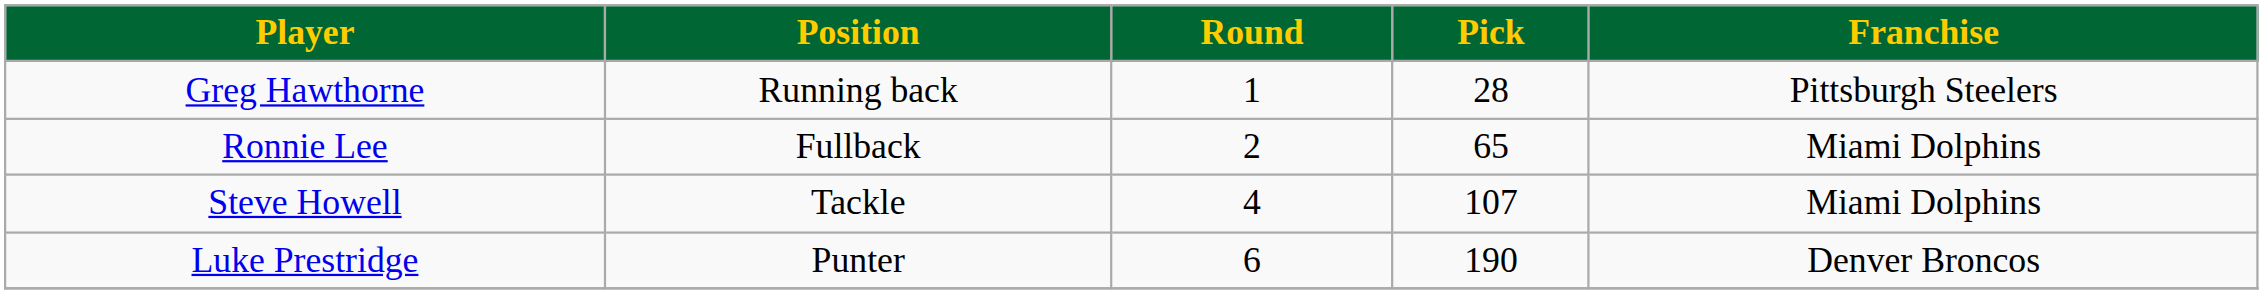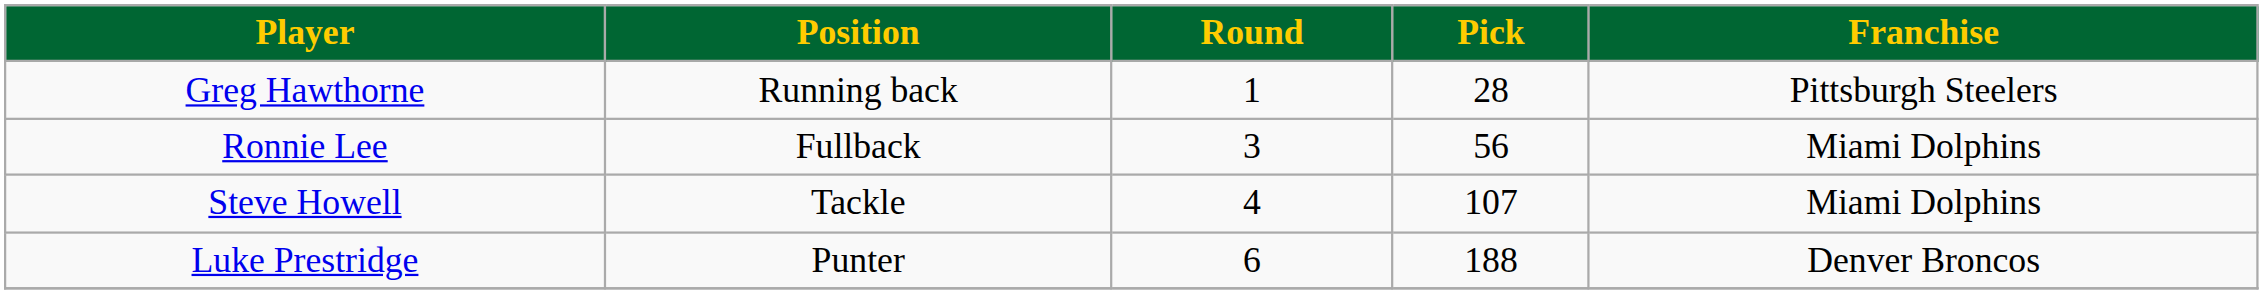(1252, 145) 2 -> (1252, 145) 3
(1491, 145) 65 -> (1491, 145) 56
(1491, 259) 190 -> (1491, 259) 188
